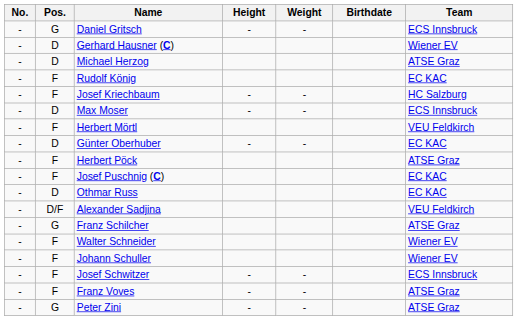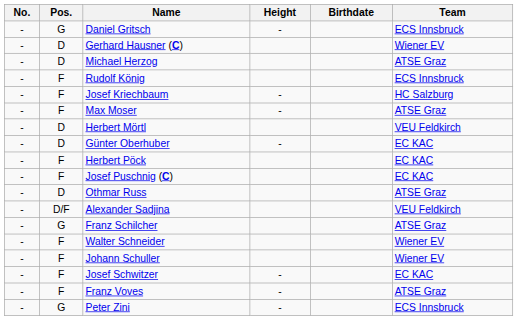- column: (304, 13)
(427, 78) EC KAC -> (429, 78) ECS Innsbruck
(55, 111) D -> (61, 111) F
(443, 111) ECS Innsbruck -> (420, 111) ATSE Graz
(55, 128) F -> (61, 128) D
(434, 160) ATSE Graz -> (414, 160) EC KAC
(427, 193) EC KAC -> (420, 193) ATSE Graz
(443, 275) ECS Innsbruck -> (414, 275) EC KAC
(434, 308) ATSE Graz -> (429, 308) ECS Innsbruck
